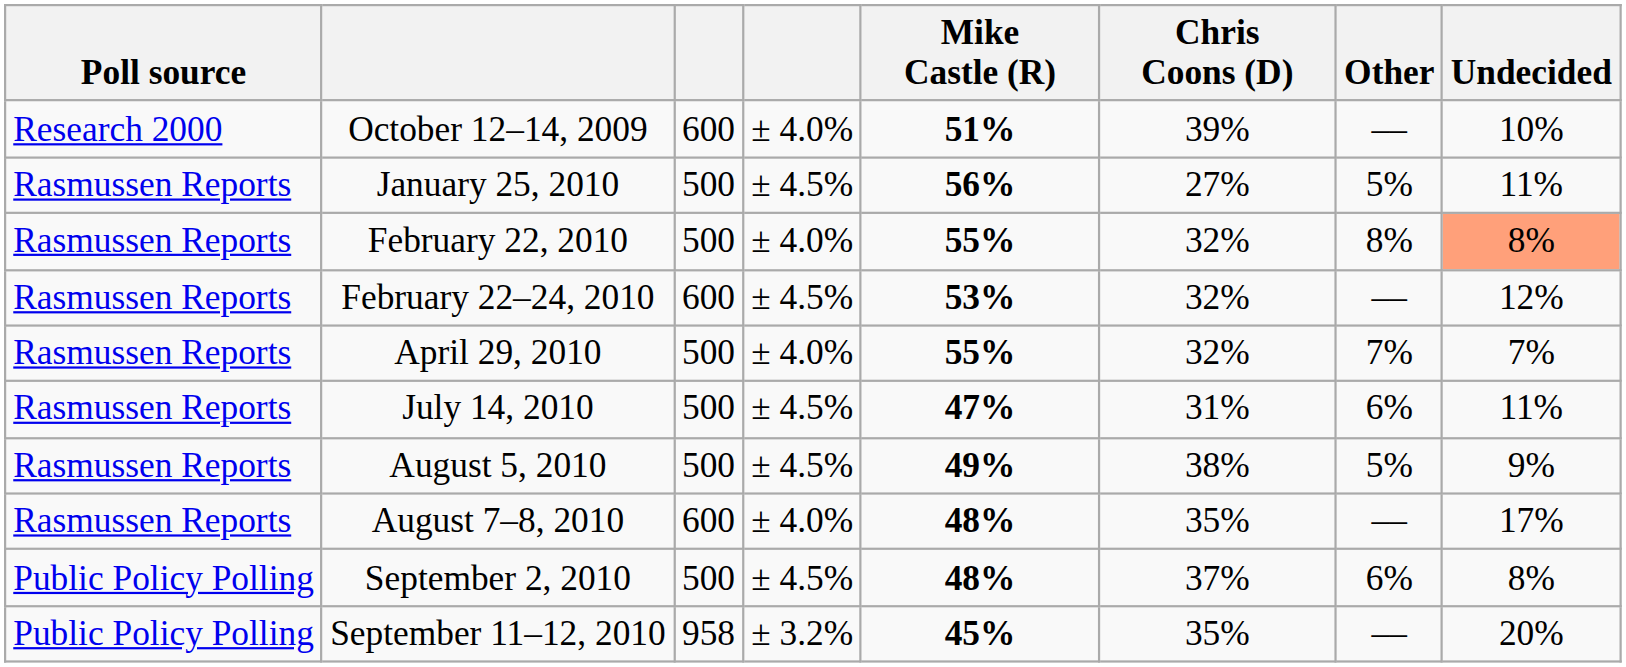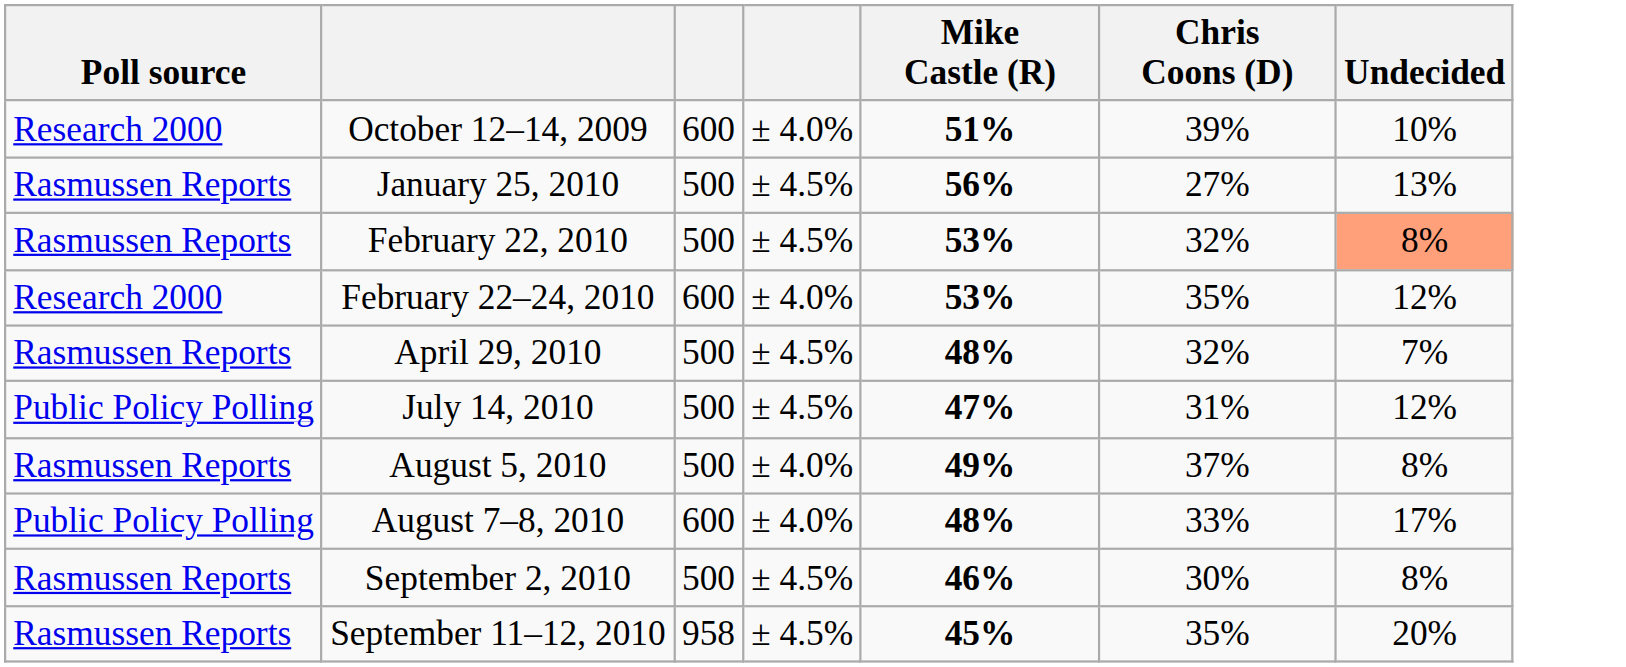- column: (1389, 72)
(1531, 184) 11% -> (1425, 184) 13%
(802, 240) ± 4.0% -> (802, 240) ± 4.5%
(980, 240) 55% -> (980, 240) 53%
(152, 296) Rasmussen Reports -> (118, 296) Research 2000
(802, 296) ± 4.5% -> (802, 296) ± 4.0%
(1217, 296) 32% -> (1217, 296) 35%
(802, 352) ± 4.0% -> (802, 352) ± 4.5%
(980, 352) 55% -> (980, 352) 48%
(152, 408) Rasmussen Reports -> (164, 408) Public Policy Polling
(1531, 408) 11% -> (1425, 408) 12%
(802, 464) ± 4.5% -> (802, 464) ± 4.0%
(1217, 464) 38% -> (1217, 464) 37%
(1531, 464) 9% -> (1425, 464) 8%
(152, 520) Rasmussen Reports -> (164, 520) Public Policy Polling
(1217, 520) 35% -> (1217, 520) 33%
(164, 577) Public Policy Polling -> (152, 577) Rasmussen Reports
(980, 577) 48% -> (980, 577) 46%
(1217, 577) 37% -> (1217, 577) 30%
(164, 633) Public Policy Polling -> (152, 633) Rasmussen Reports
(802, 633) ± 3.2% -> (802, 633) ± 4.5%
